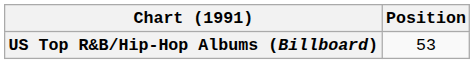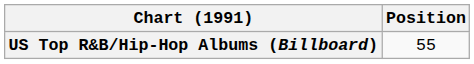(426, 45) 53 -> (426, 45) 55
